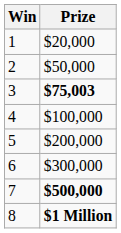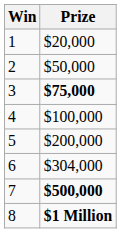(69, 91) $75,003 -> (69, 91) $75,000
(73, 166) $300,000 -> (73, 166) $304,000
